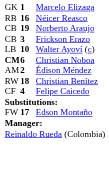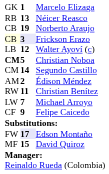(25, 18) 16 -> (25, 18) 13
(11, 39) no background -> (11, 39) lightyellow background
(22, 39) no background -> (22, 39) lavender background
(25, 49) 10 -> (25, 49) 12
(22, 60) 6 -> (22, 60) 5
+ row: (66, 70)
(25, 81) 18 -> (24, 91) 11
+ row: (64, 102)
(22, 91) 4 -> (22, 112) 9
(25, 112) no background -> (25, 133) lavender background
+ row: (60, 144)
